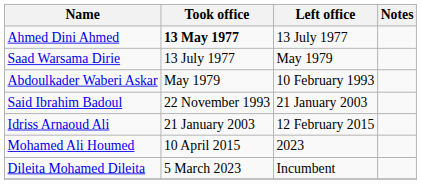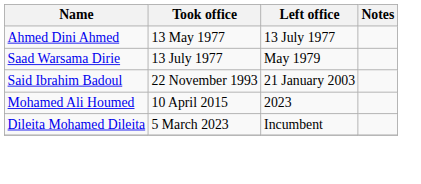(201, 37) bold -> (188, 37) normal
- row: (83, 80)
- row: (58, 124)
